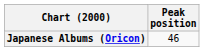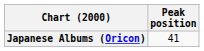(173, 39) 46 -> (173, 39) 41
